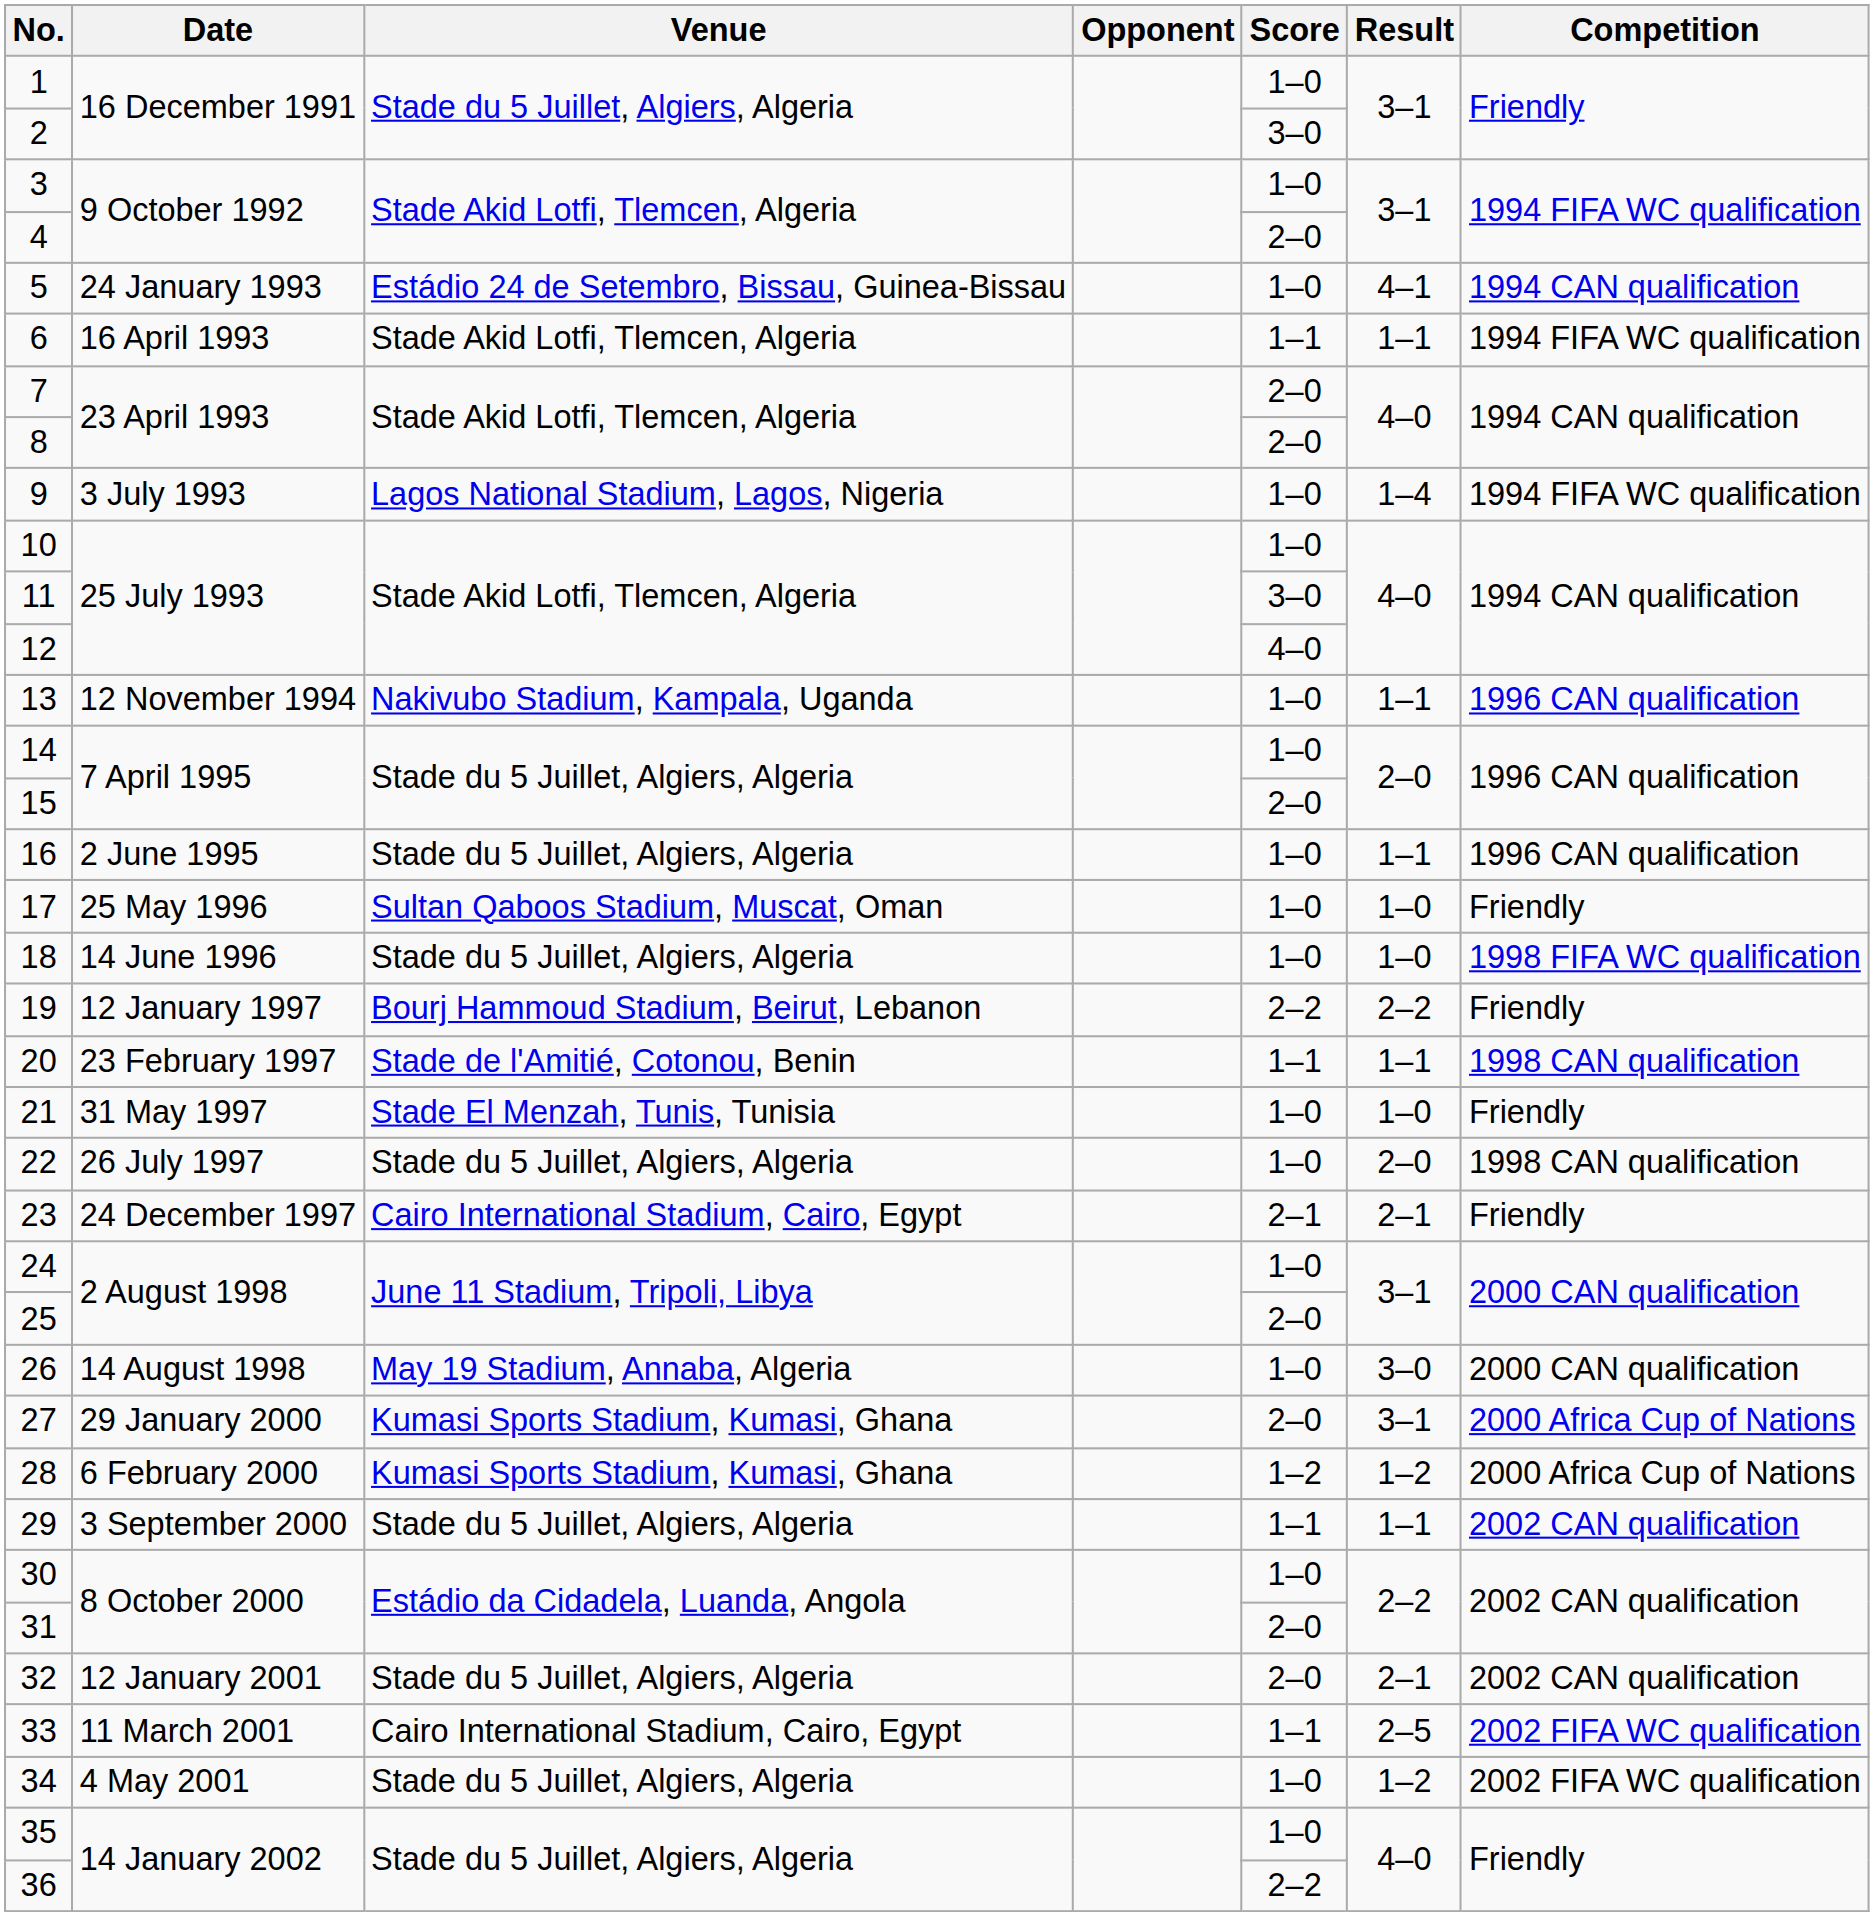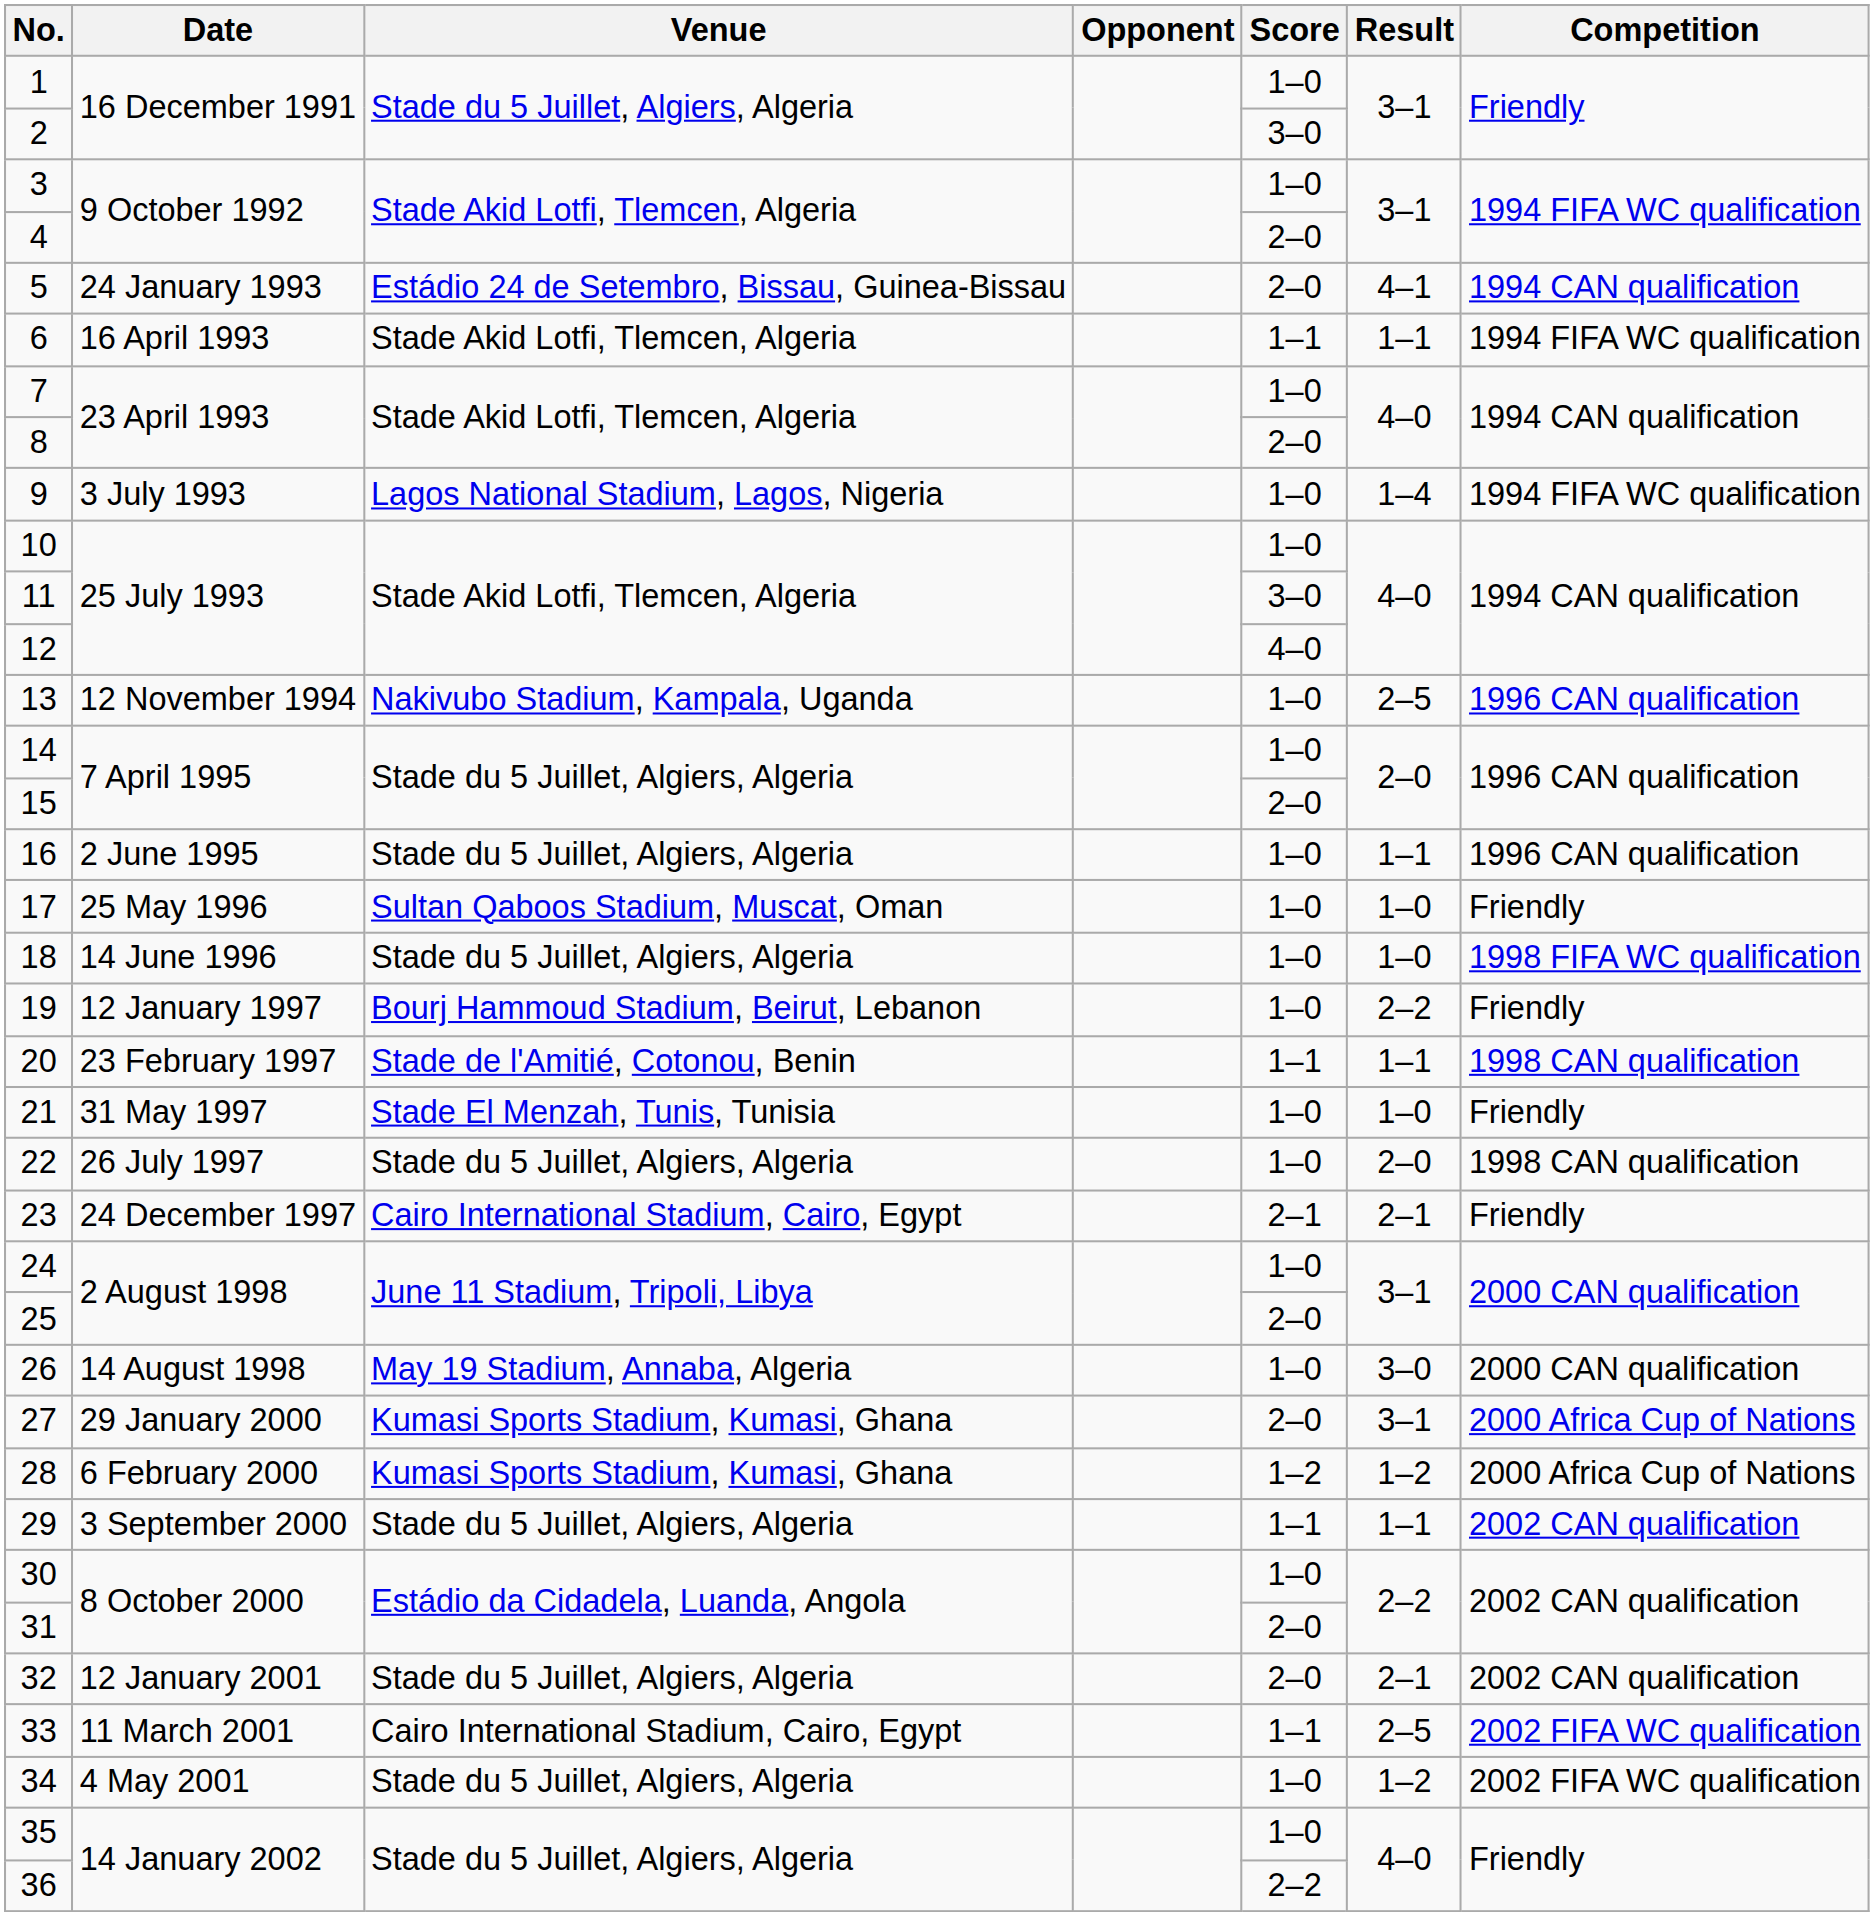(1295, 287) 1–0 -> (1295, 287) 2–0
(1295, 390) 2–0 -> (1295, 390) 1–0
(1404, 699) 1–1 -> (1404, 699) 2–5
(1295, 1008) 2–2 -> (1295, 1008) 1–0
